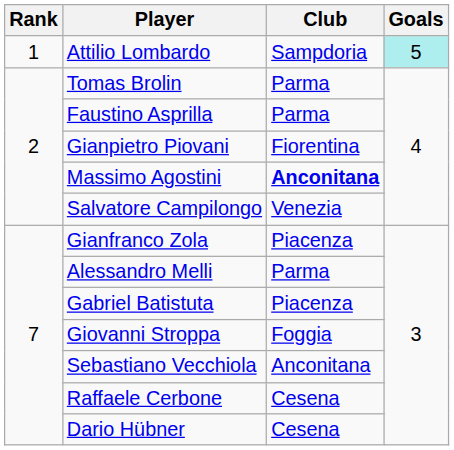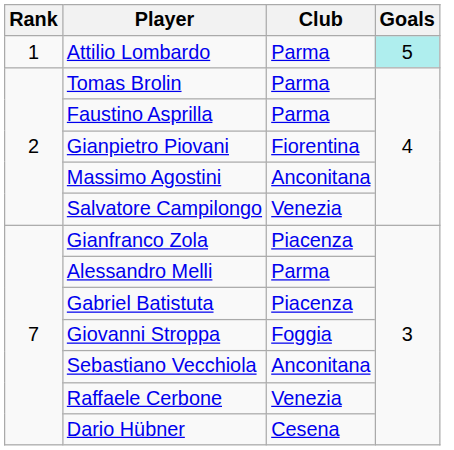(319, 51) Sampdoria -> (300, 51) Parma
(325, 177) bold -> (321, 177) normal
(305, 397) Cesena -> (307, 397) Venezia
